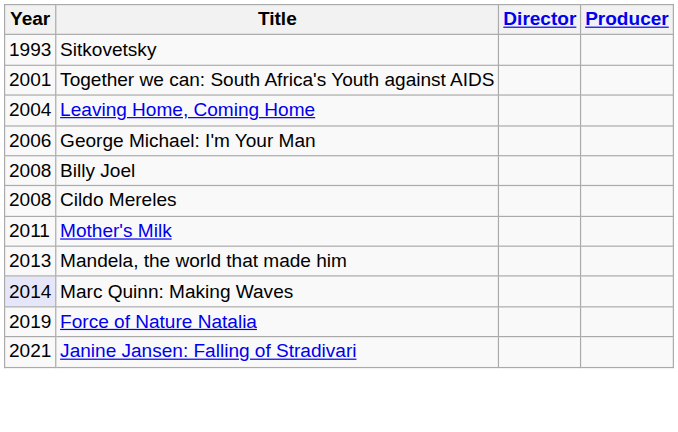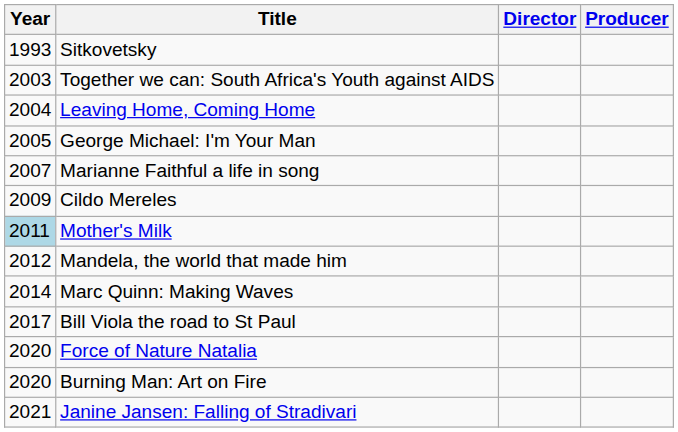(30, 79) 2001 -> (30, 79) 2003
(30, 140) 2006 -> (30, 140) 2005
+ row: (190, 170)
- row: (98, 170)
(30, 200) 2008 -> (30, 200) 2009
(29, 230) no background -> (29, 230) lightblue background
(30, 261) 2013 -> (30, 261) 2012
(30, 291) lavender background -> (30, 291) no background
+ row: (178, 321)
(30, 321) 2019 -> (30, 351) 2020
+ row: (163, 381)
